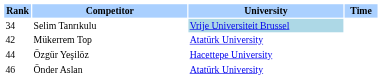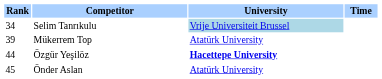(10, 40) 42 -> (10, 40) 39
(231, 55) normal -> (233, 55) bold
(10, 69) 46 -> (10, 69) 45
